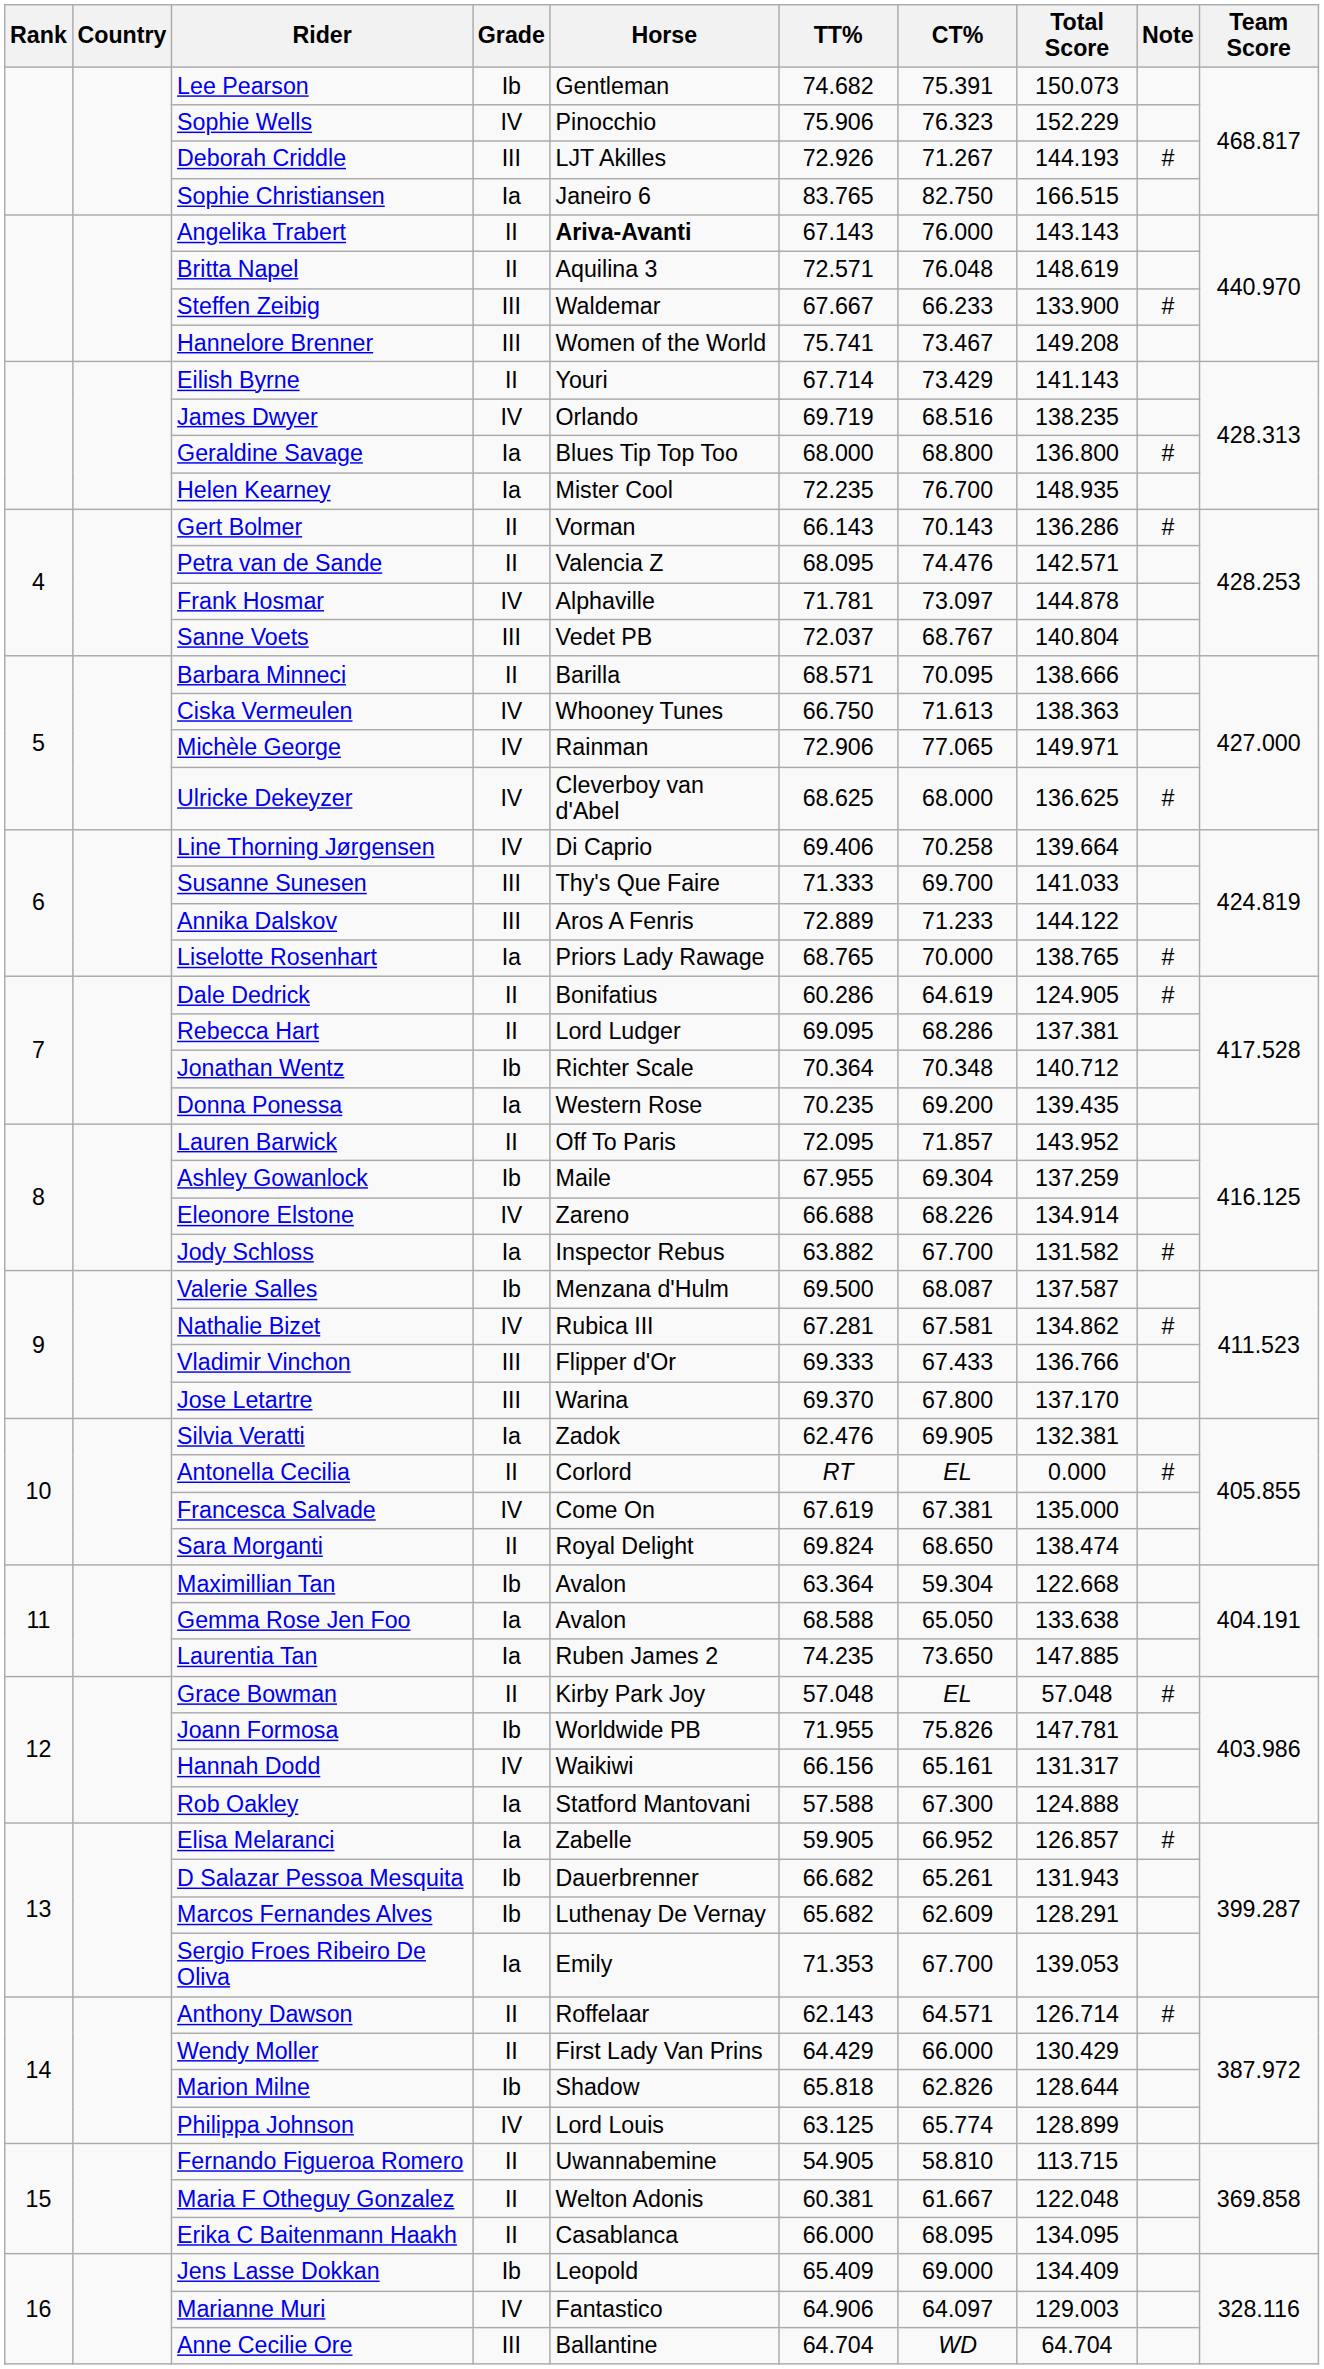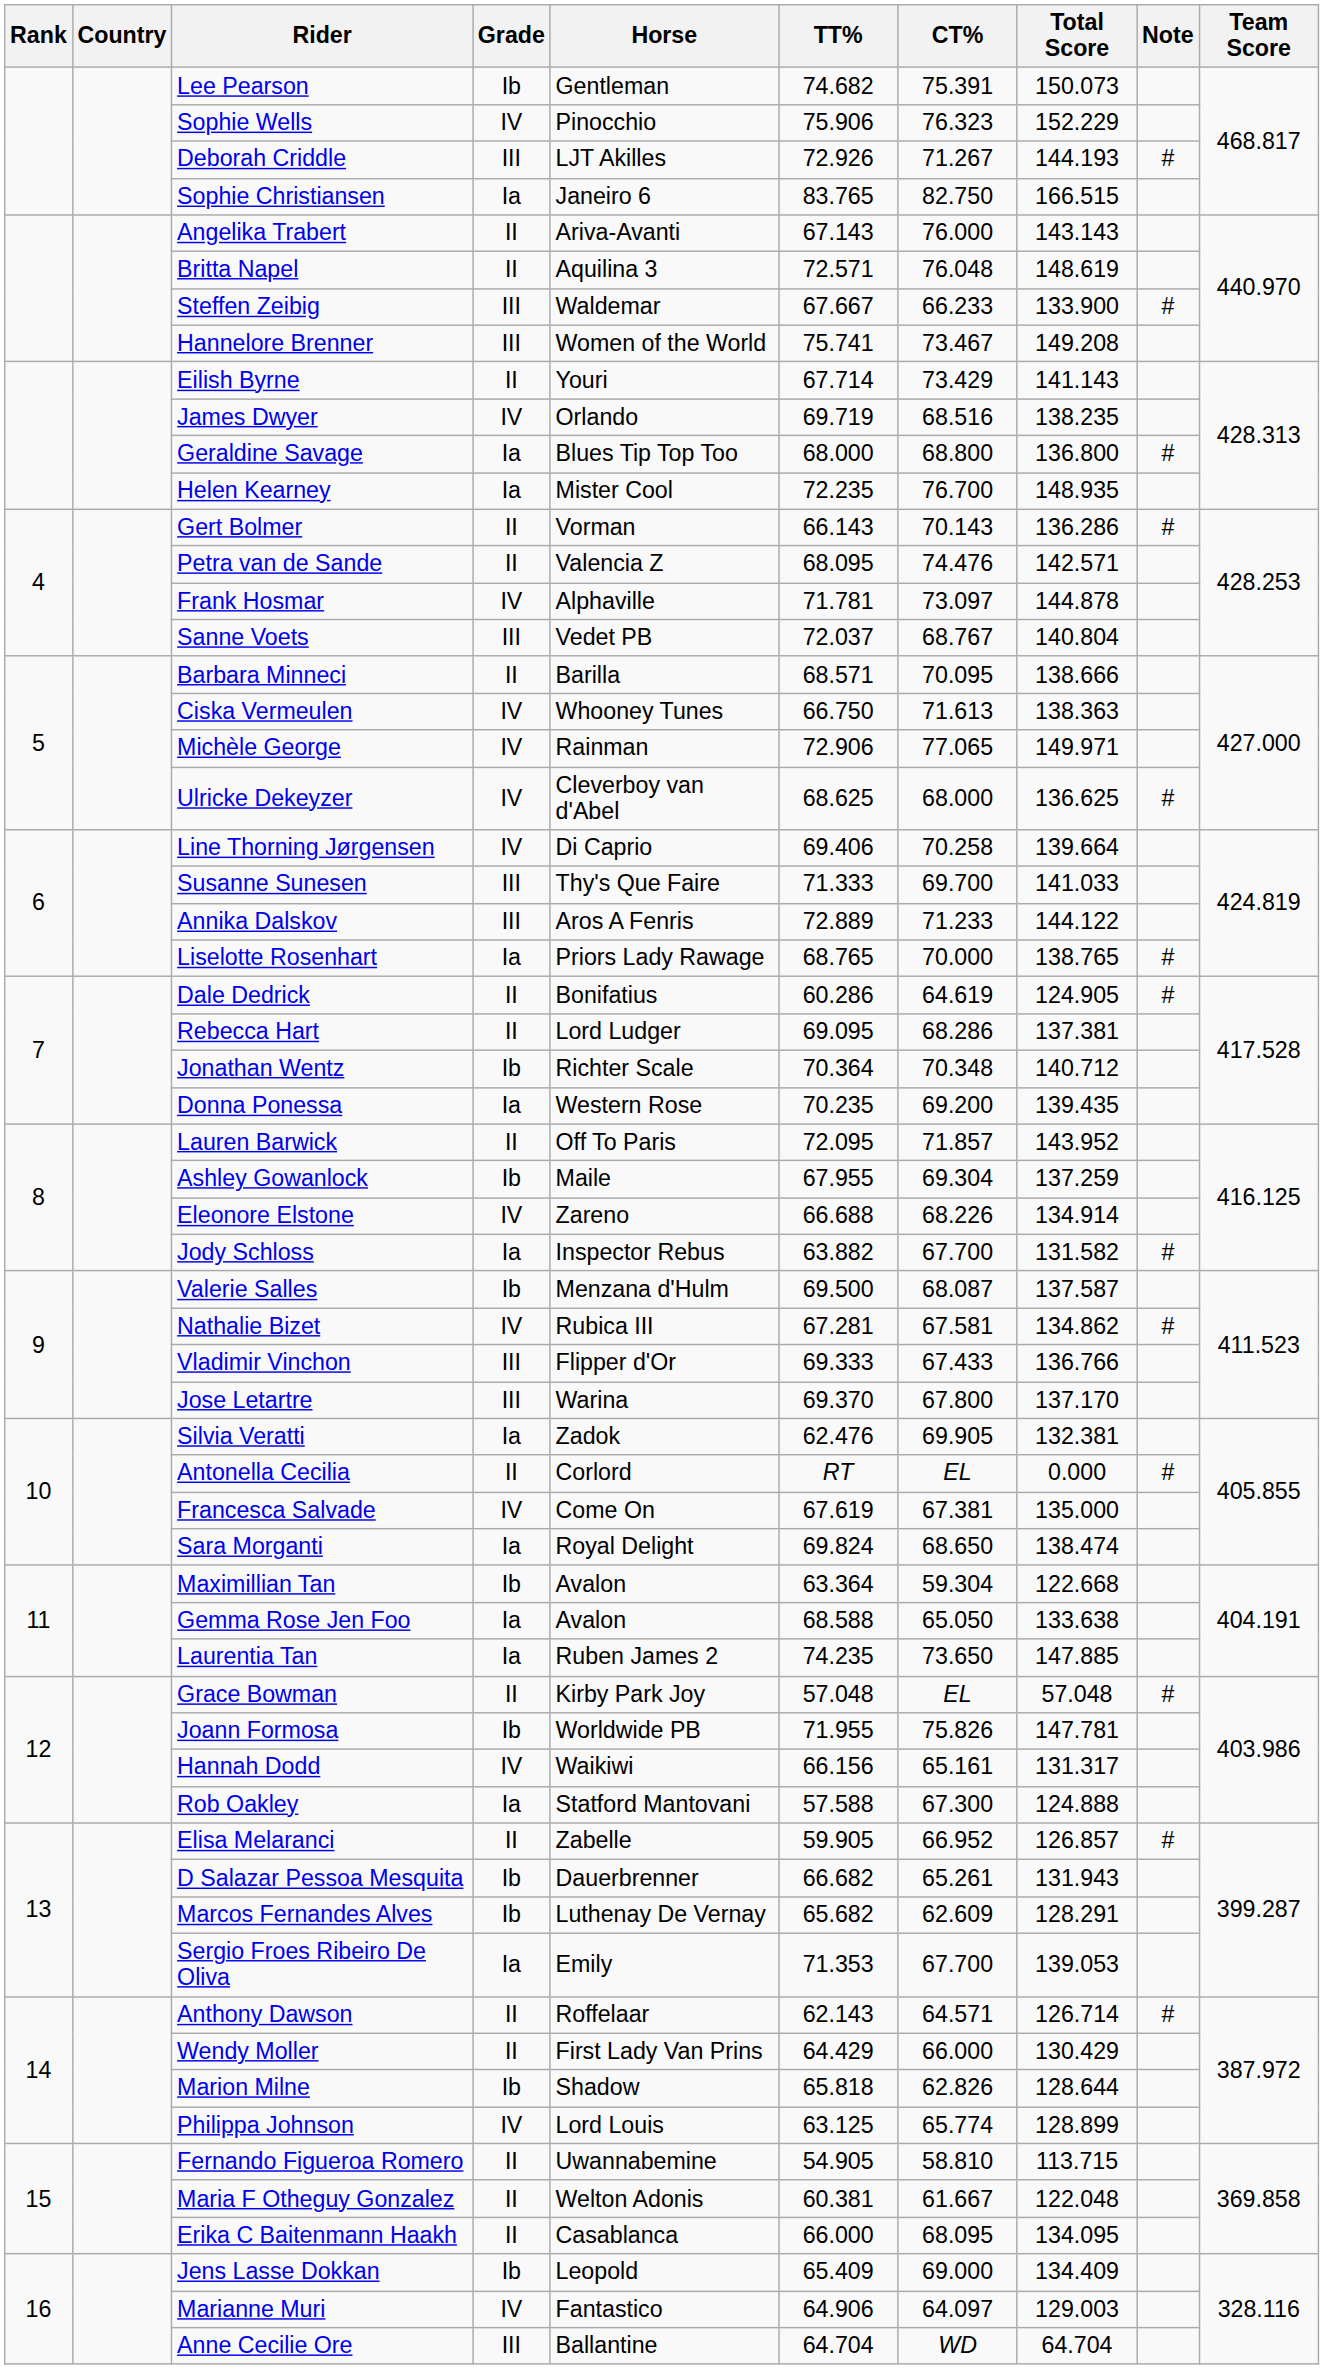(623, 232) bold -> (618, 232) normal
(511, 1546) II -> (511, 1546) Ia
(511, 1841) Ia -> (511, 1841) II
